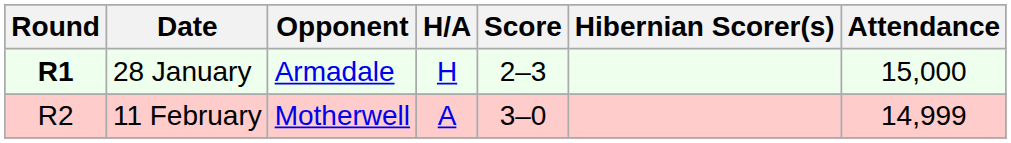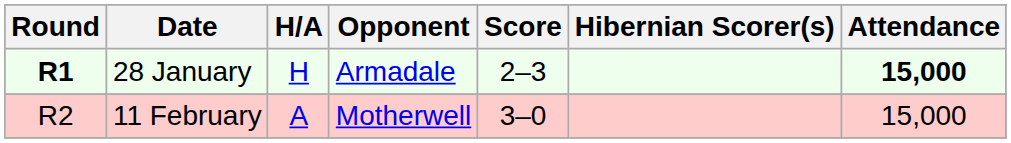columns swapped: (342, 26) <-> (447, 26)
(924, 71) normal -> (924, 71) bold
(924, 115) 14,999 -> (924, 115) 15,000
